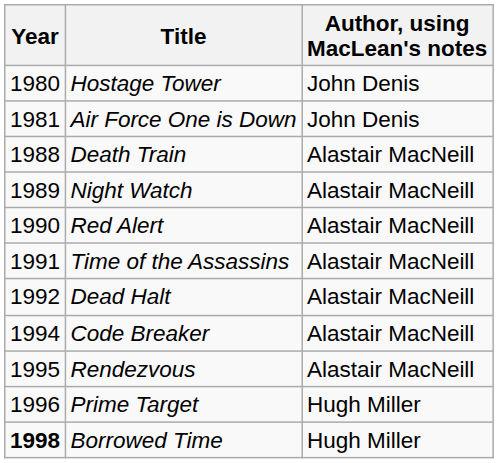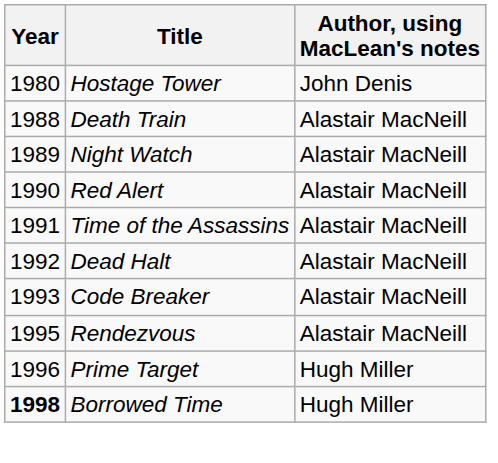- row: (183, 119)
(35, 333) 1994 -> (35, 297) 1993
